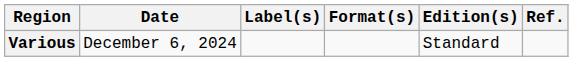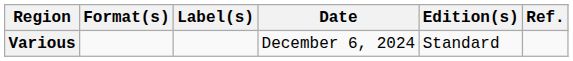columns swapped: (160, 18) <-> (372, 18)
